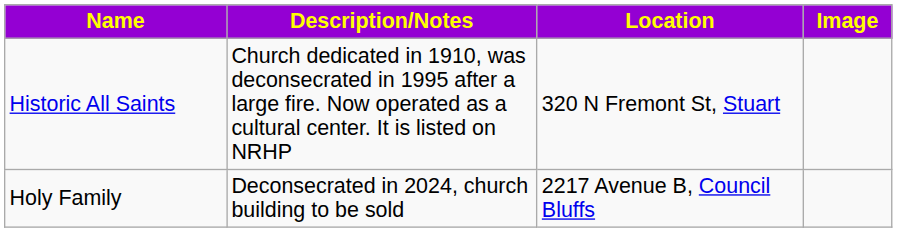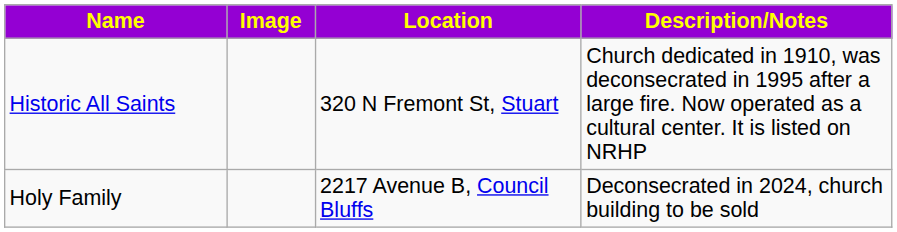columns swapped: (847, 21) <-> (382, 21)
